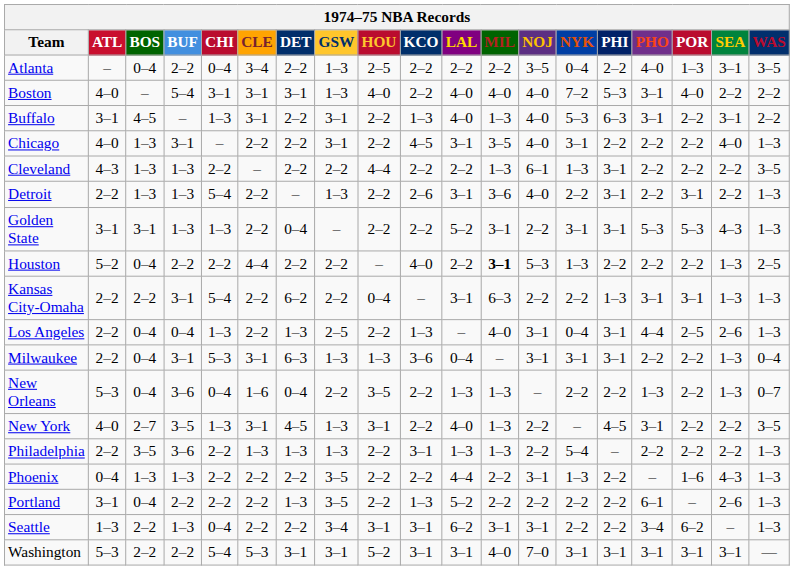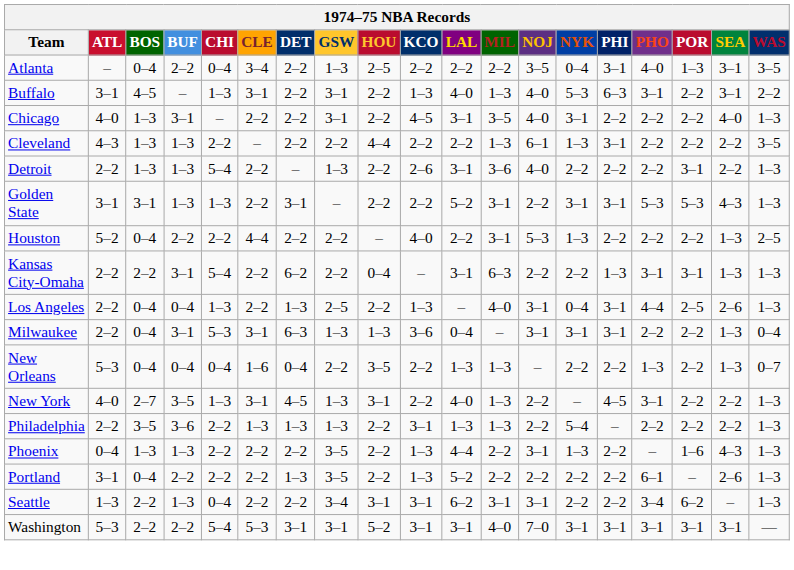(615, 67) 2–2 -> (615, 67) 3–1
- row: (30, 93)
(615, 194) 3–1 -> (615, 169) 2–2
(296, 228) 0–4 -> (296, 203) 3–1
(500, 263) bold -> (500, 238) normal
(183, 391) 3–6 -> (183, 366) 0–4
(769, 426) 3–5 -> (769, 400) 1–3
(421, 476) 2–2 -> (421, 451) 1–3
